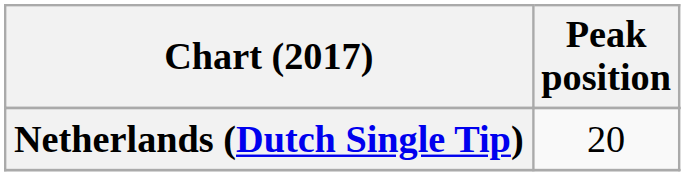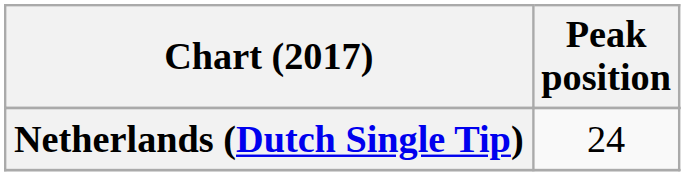(606, 138) 20 -> (606, 138) 24
